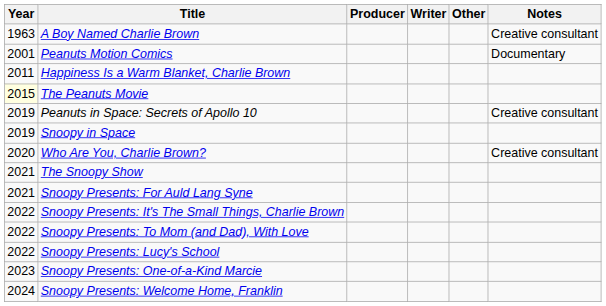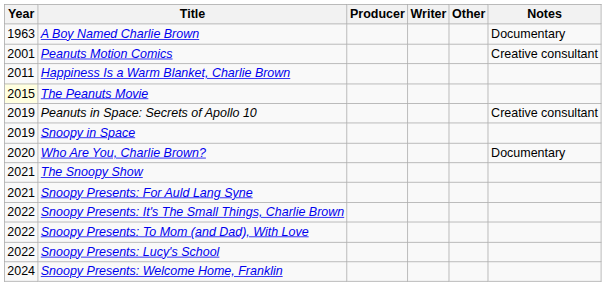(545, 34) Creative consultant -> (528, 34) Documentary
(528, 53) Documentary -> (545, 53) Creative consultant
(545, 152) Creative consultant -> (528, 152) Documentary
- row: (151, 271)
